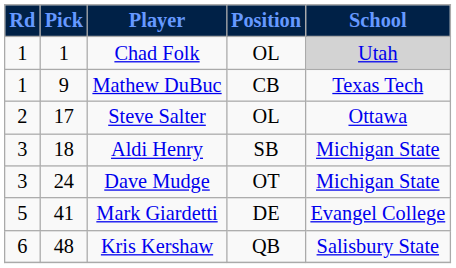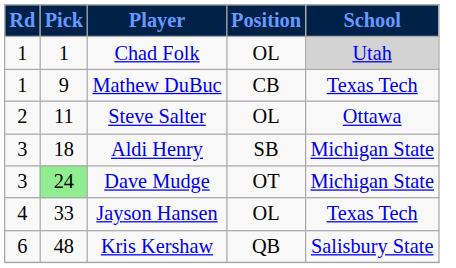(64, 117) 17 -> (64, 117) 11
(64, 181) no background -> (64, 181) lightgreen background
+ row: (157, 213)
- row: (157, 213)
